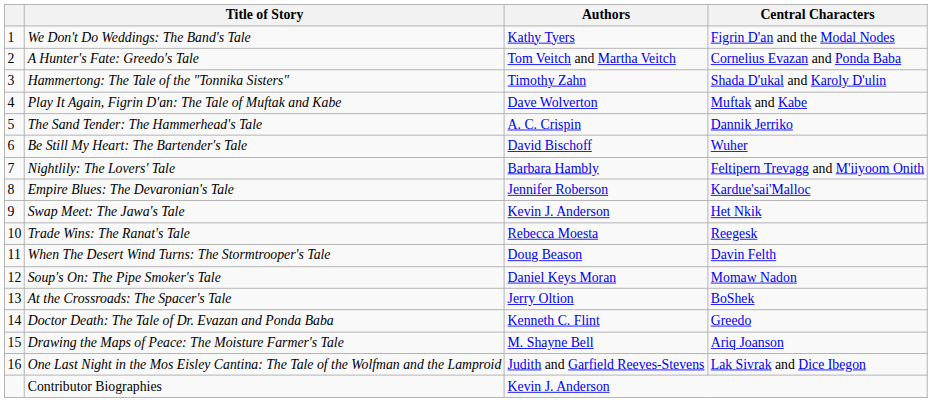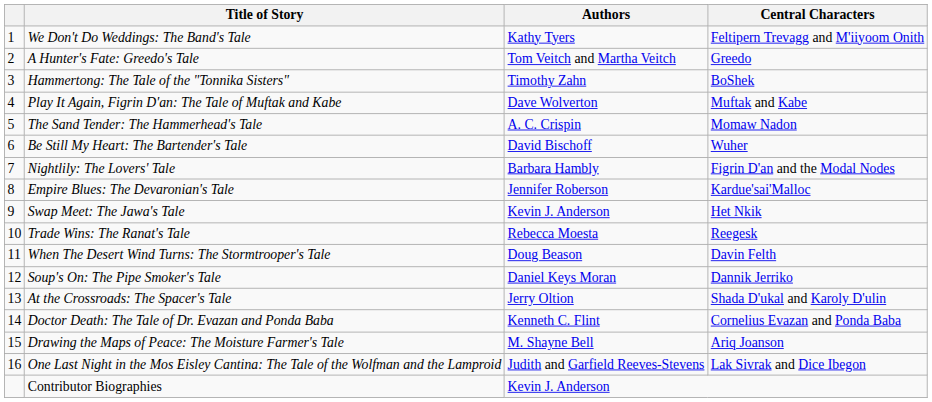(803, 37) Figrin D'an and the Modal Nodes -> (818, 37) Feltipern Trevagg and M'iiyoom Onith
(806, 59) Cornelius Evazan and Ponda Baba -> (731, 59) Greedo
(798, 80) Shada D'ukal and Karoly D'ulin -> (733, 80) BoShek
(752, 124) Dannik Jerriko -> (754, 124) Momaw Nadon
(818, 168) Feltipern Trevagg and M'iiyoom Onith -> (803, 168) Figrin D'an and the Modal Nodes
(754, 277) Momaw Nadon -> (752, 277) Dannik Jerriko
(733, 299) BoShek -> (798, 299) Shada D'ukal and Karoly D'ulin
(731, 320) Greedo -> (806, 320) Cornelius Evazan and Ponda Baba
